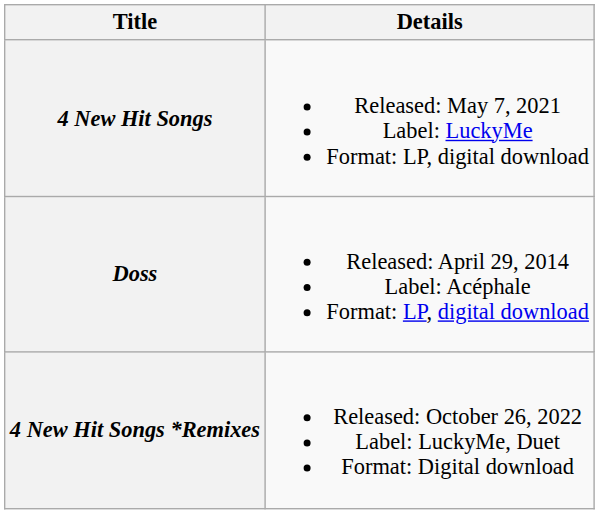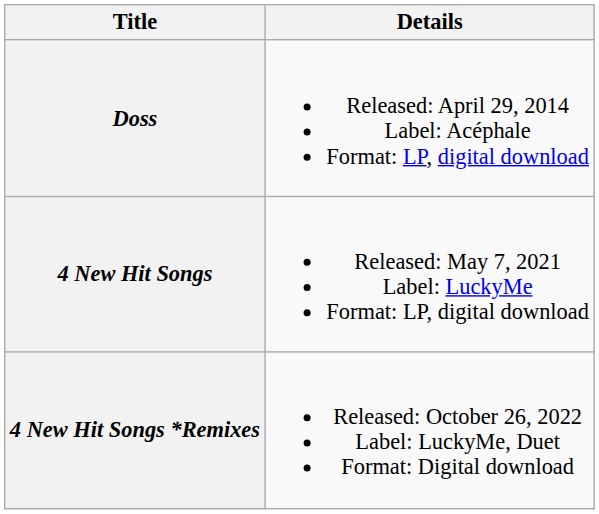rows swapped: (135, 273) <-> (135, 117)
